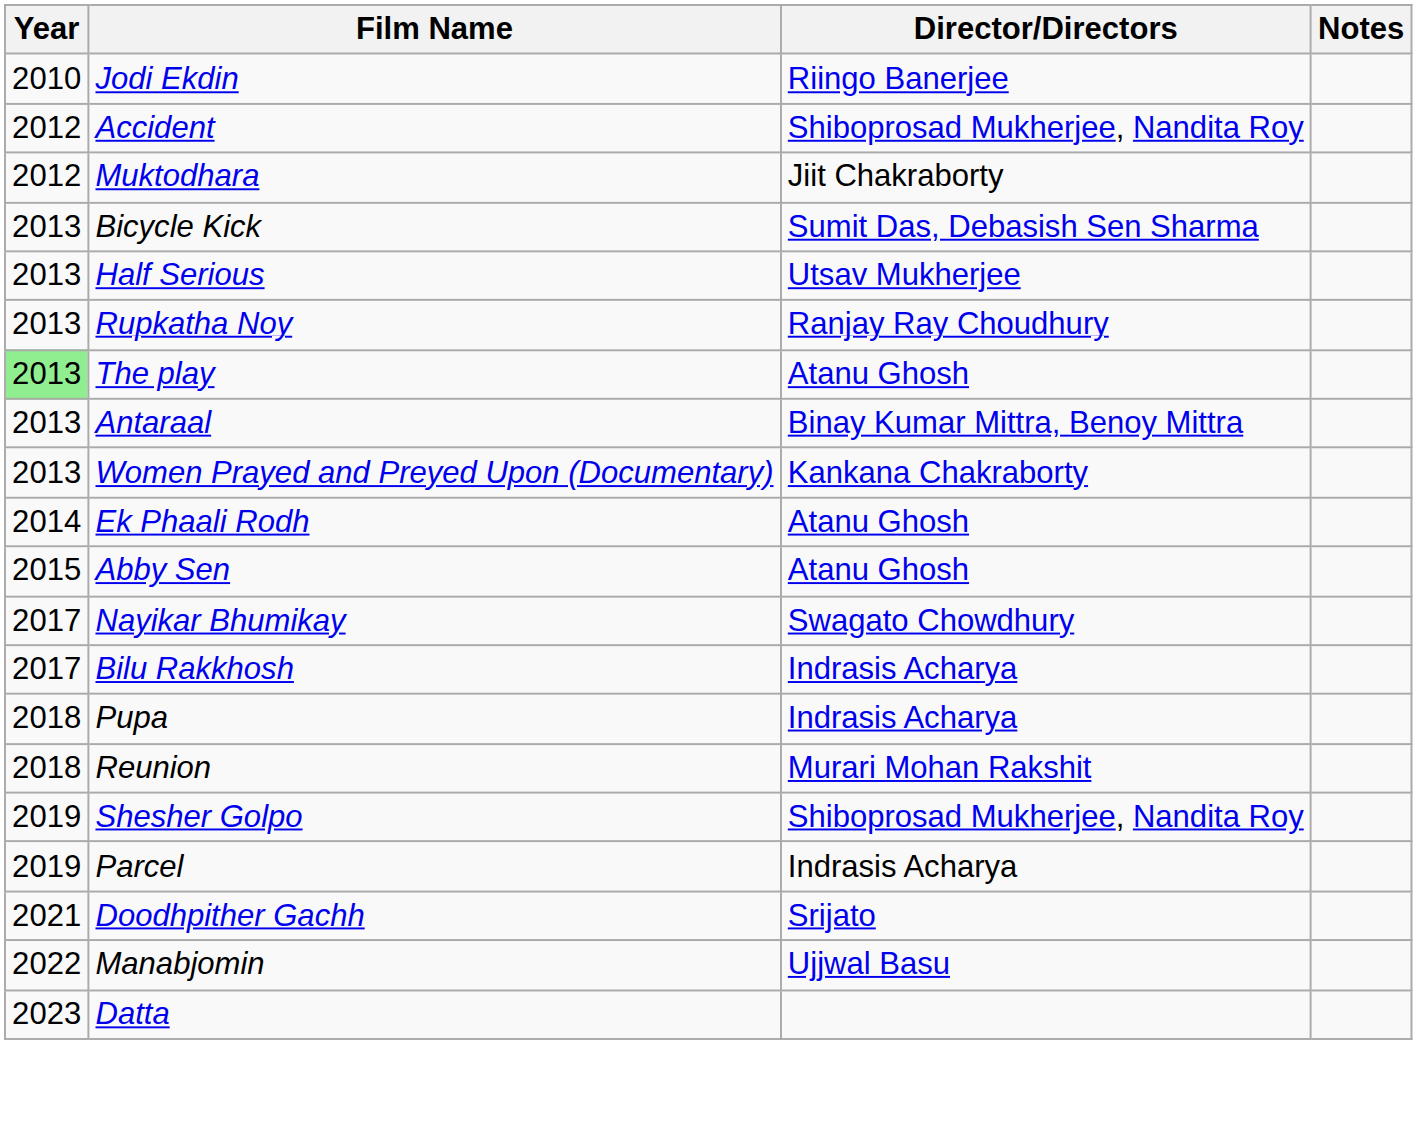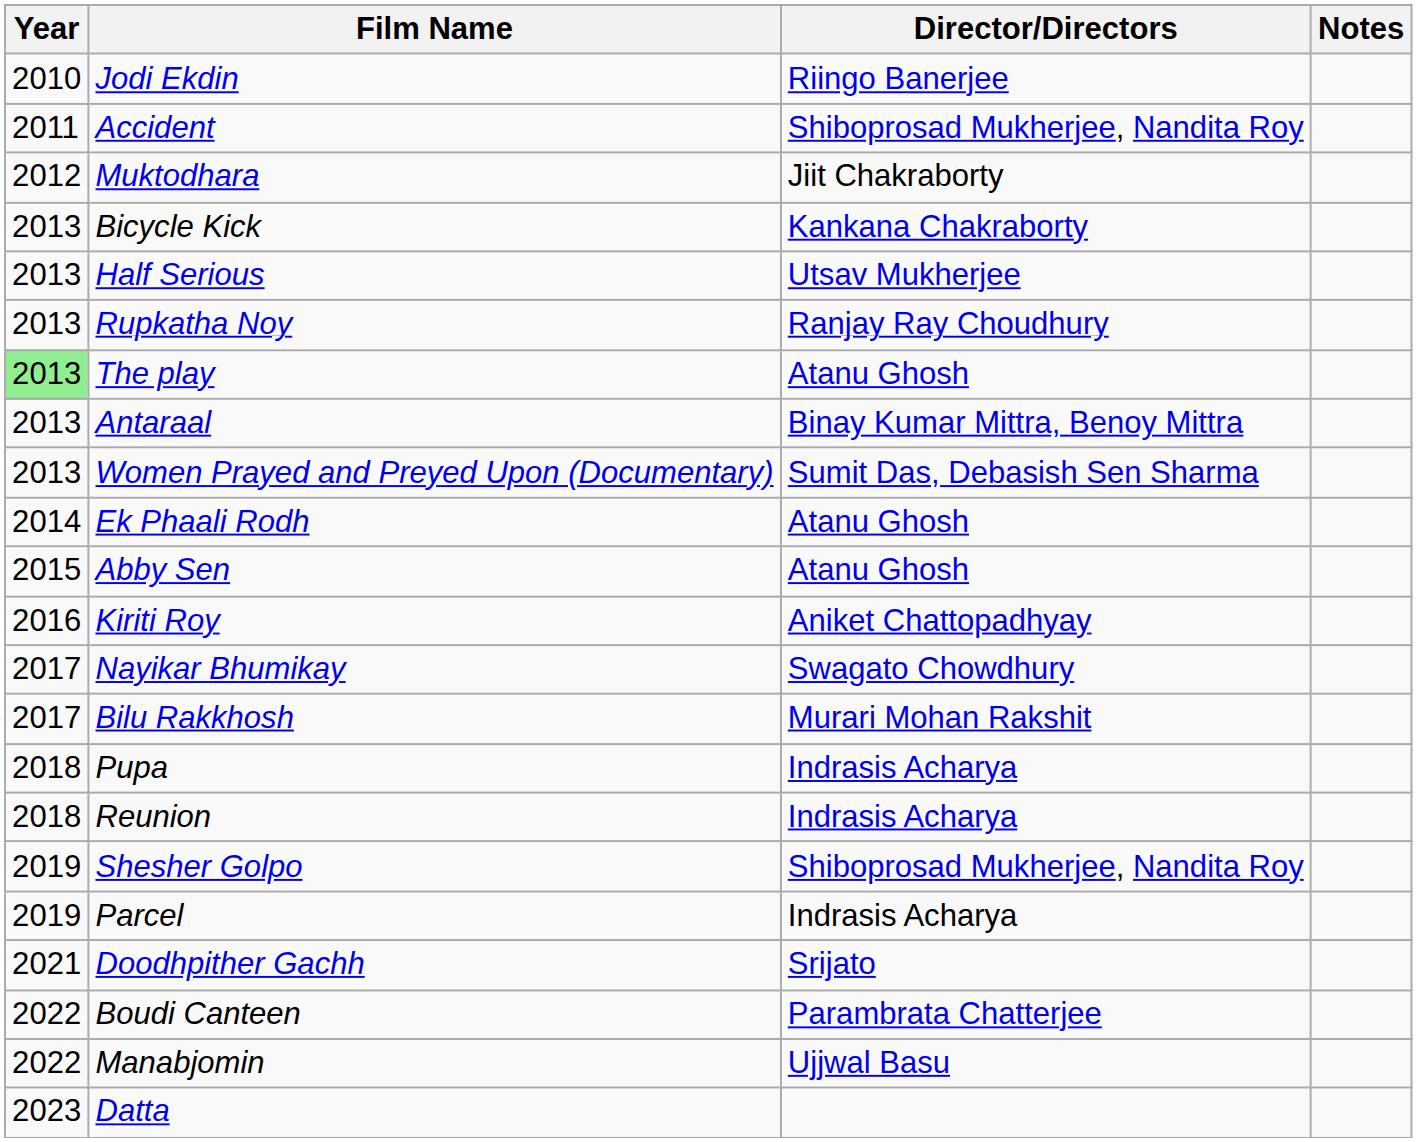(47, 127) 2012 -> (45, 127) 2011
(1023, 226) Sumit Das, Debasish Sen Sharma -> (938, 226) Kankana Chakraborty
(938, 472) Kankana Chakraborty -> (1023, 472) Sumit Das, Debasish Sen Sharma
+ row: (158, 619)
(903, 669) Indrasis Acharya -> (940, 718) Murari Mohan Rakshit
(940, 767) Murari Mohan Rakshit -> (903, 816) Indrasis Acharya
+ row: (198, 1013)
